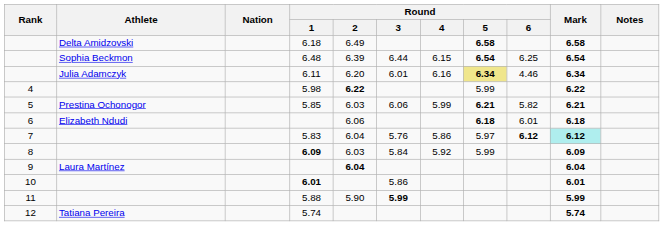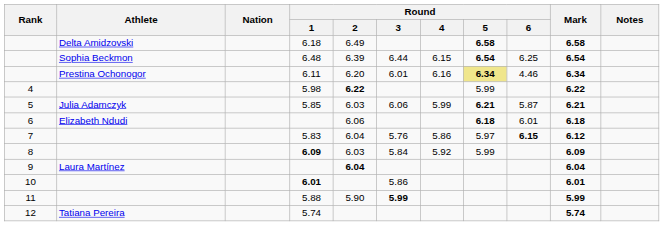(93, 74) Julia Adamczyk -> (102, 74) Prestina Ochonogor
(102, 105) Prestina Ochonogor -> (93, 105) Julia Adamczyk
(529, 105) 5.82 -> (529, 105) 5.87
(529, 136) 6.12 -> (529, 136) 6.15
(575, 136) paleturquoise background -> (575, 136) no background
